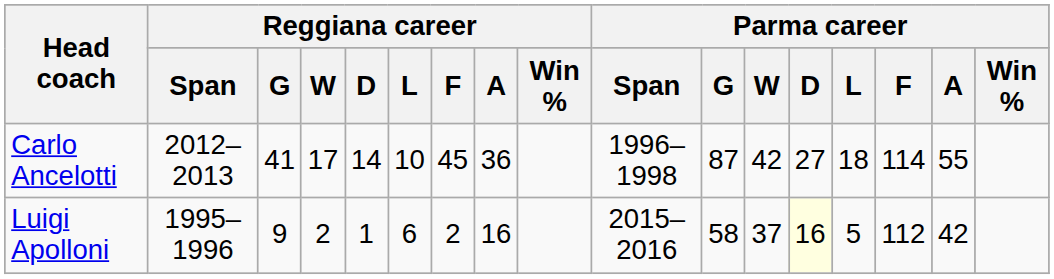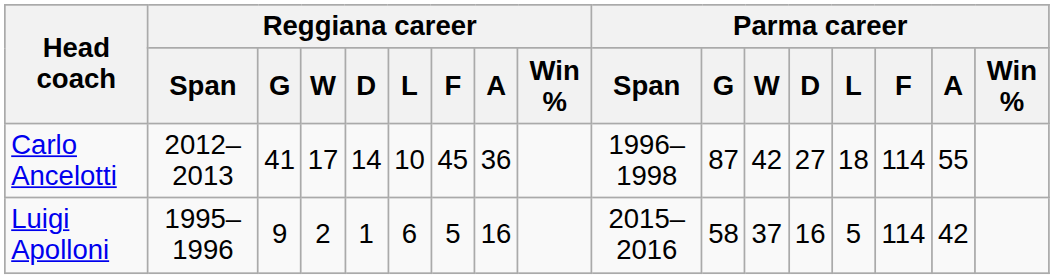(453, 234) 2 -> (453, 234) 5
(810, 234) lightyellow background -> (810, 234) no background
(903, 234) 112 -> (903, 234) 114
